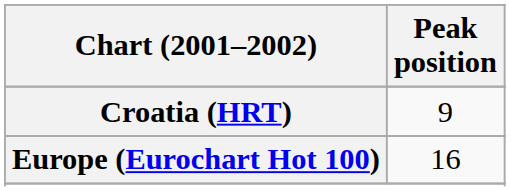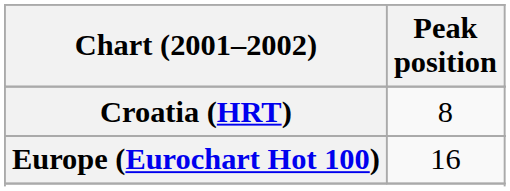(445, 111) 9 -> (445, 111) 8
